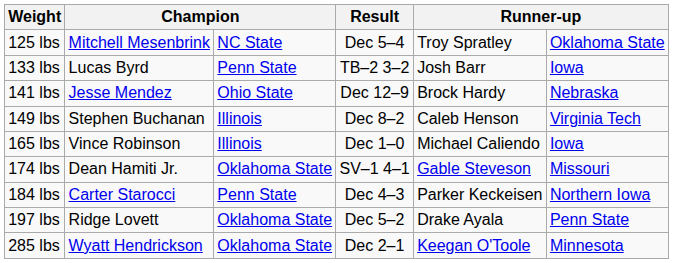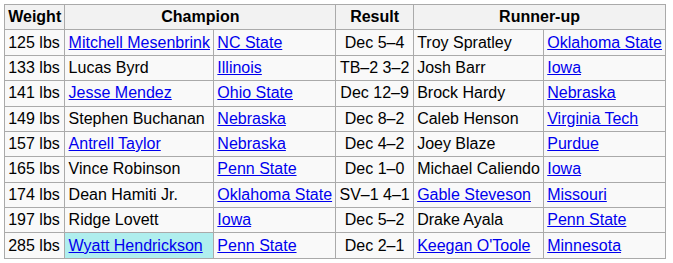(257, 67) Penn State -> (240, 67) Illinois
(240, 118) Illinois -> (252, 118) Nebraska
+ row: (34, 144)
(240, 144) Illinois -> (257, 169) Penn State
- row: (34, 194)
(275, 220) Oklahoma State -> (234, 220) Iowa
(136, 245) no background -> (136, 245) paleturquoise background
(275, 245) Oklahoma State -> (257, 245) Penn State
